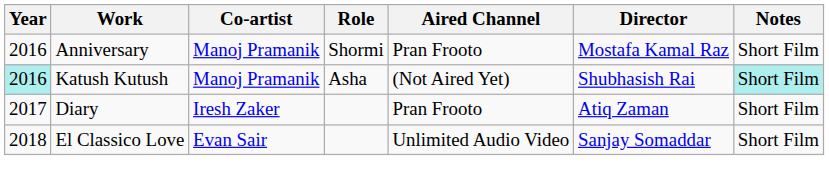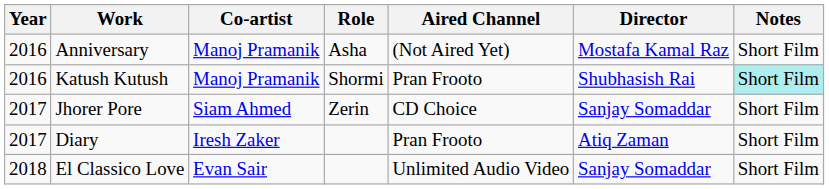(356, 49) Shormi -> (348, 49) Asha
(437, 49) Pran Frooto -> (451, 49) (Not Aired Yet)
(28, 79) paleturquoise background -> (28, 79) no background
(348, 79) Asha -> (356, 79) Shormi
(451, 79) (Not Aired Yet) -> (437, 79) Pran Frooto
+ row: (99, 109)
